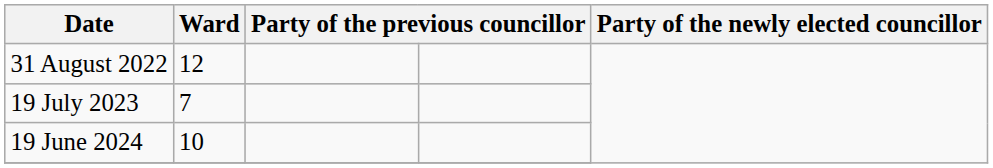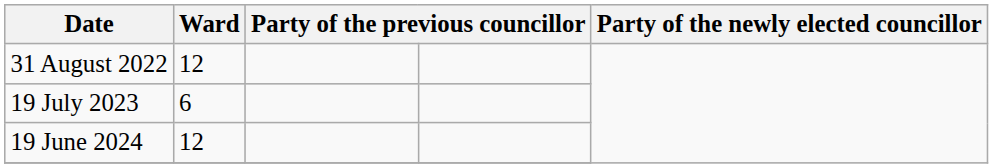(185, 102) 7 -> (185, 102) 6
(191, 142) 10 -> (191, 142) 12
